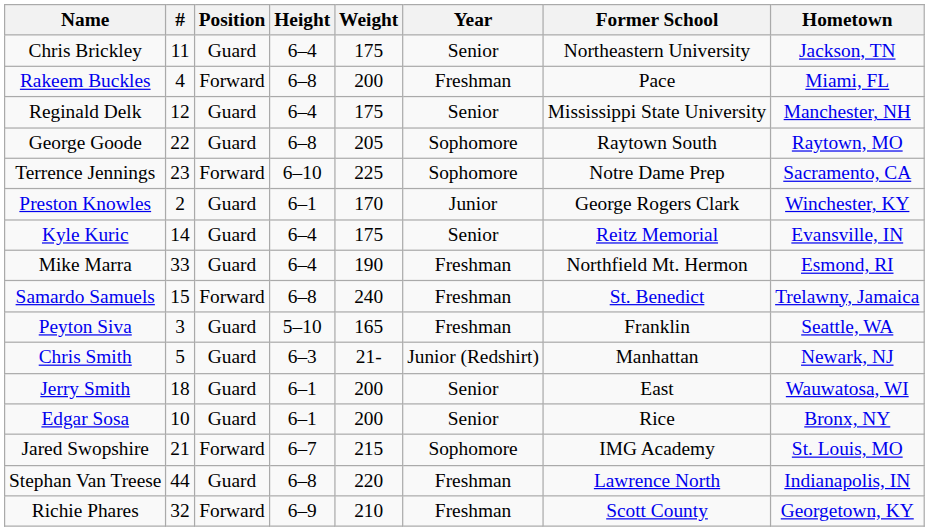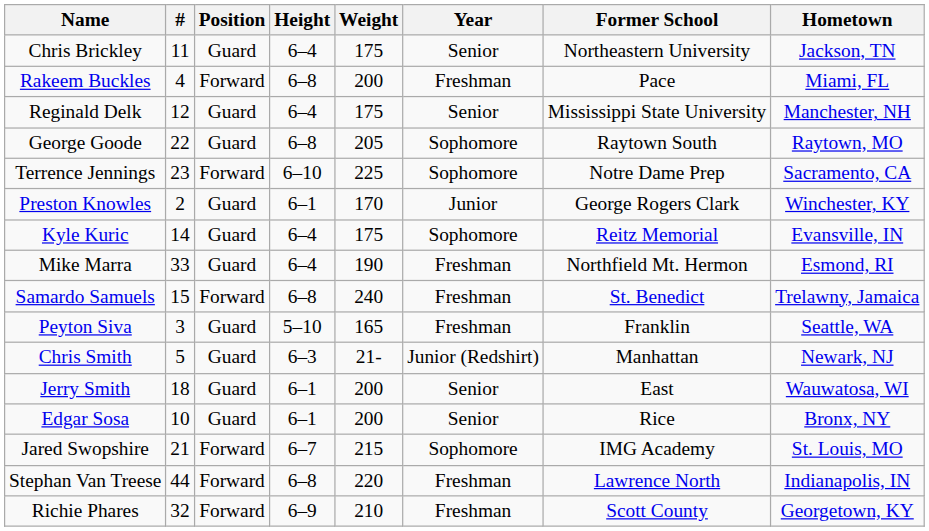(473, 234) Senior -> (473, 234) Sophomore
(232, 480) Guard -> (232, 480) Forward
